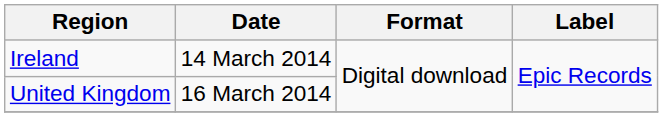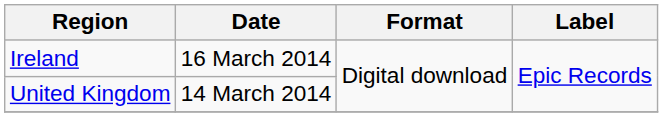(256, 58) 14 March 2014 -> (256, 58) 16 March 2014
(256, 93) 16 March 2014 -> (256, 93) 14 March 2014
